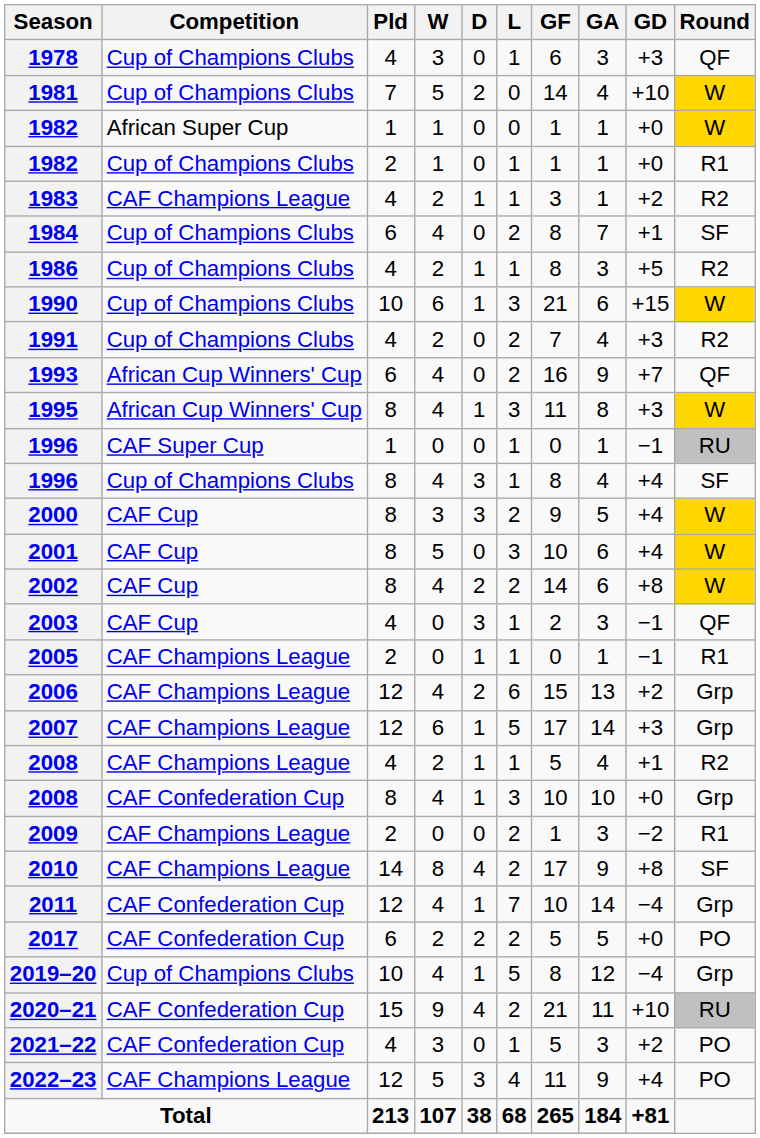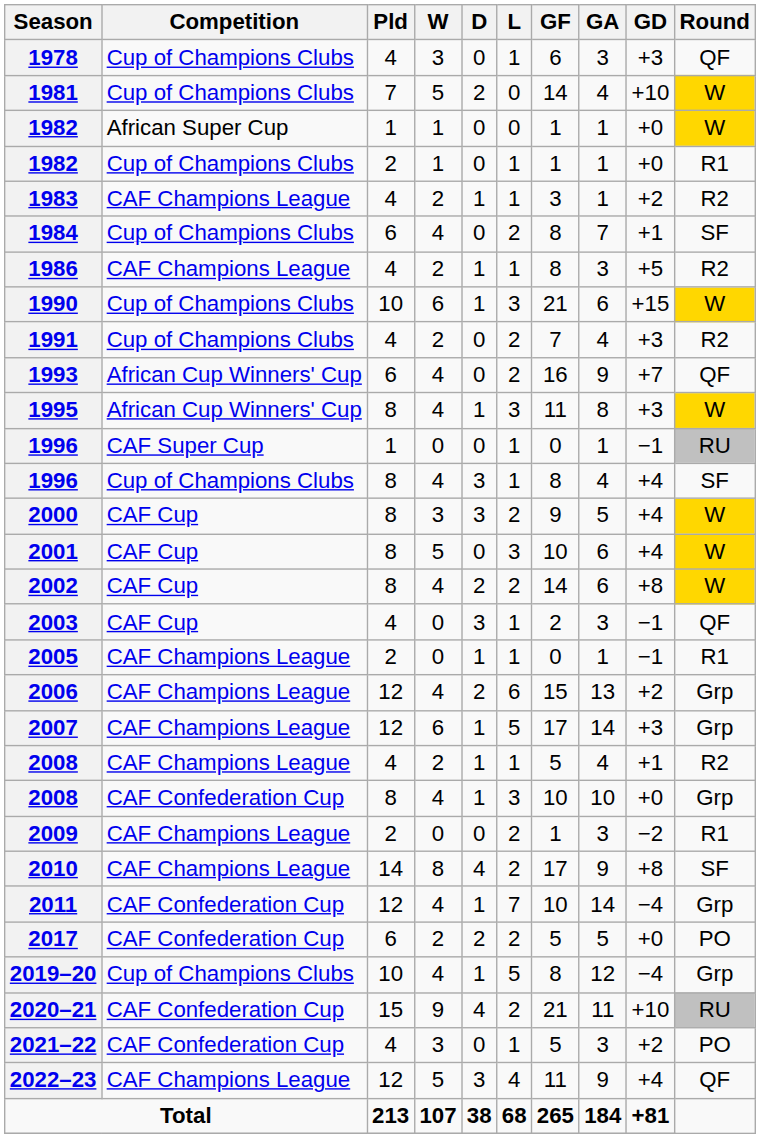(230, 269) Cup of Champions Clubs -> (228, 269) CAF Champions League
(715, 1080) PO -> (715, 1080) QF
